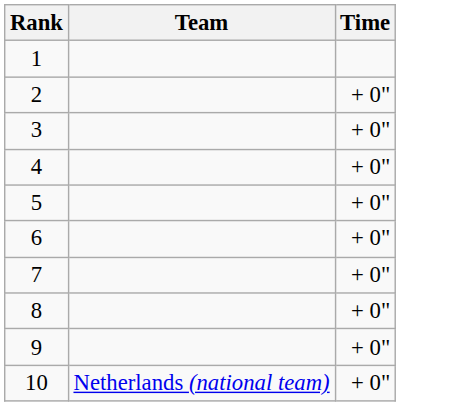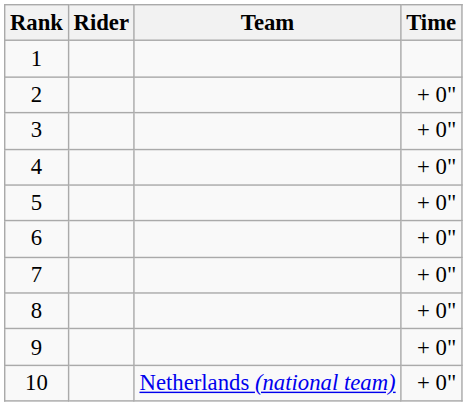+ column: (101, 22)
